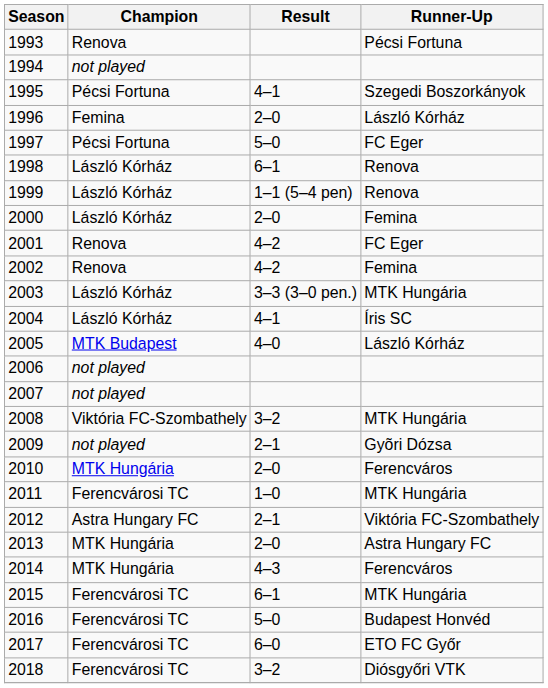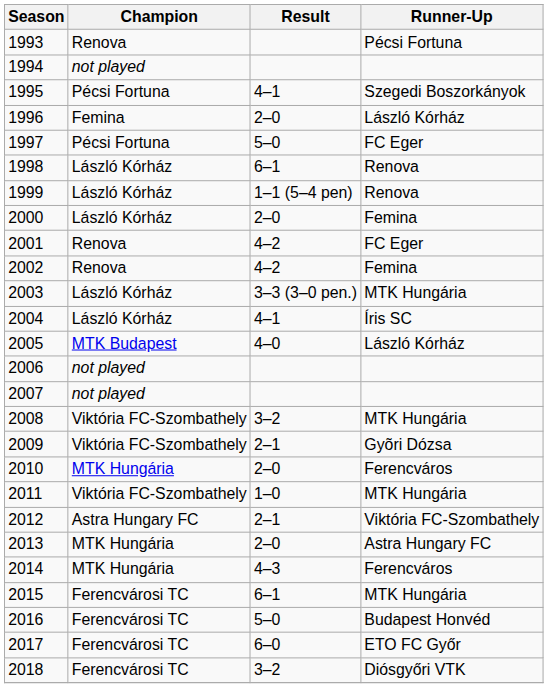(108, 444) not played -> (159, 444) Viktória FC-Szombathely
(130, 494) Ferencvárosi TC -> (159, 494) Viktória FC-Szombathely
